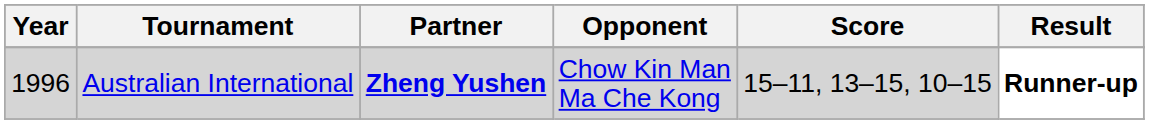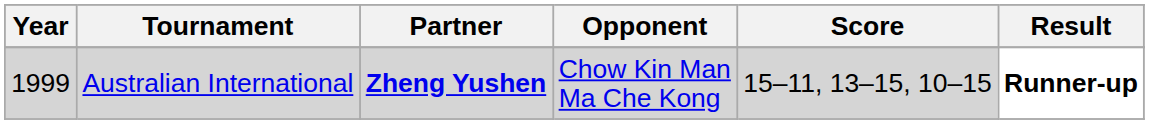(41, 83) 1996 -> (41, 83) 1999
